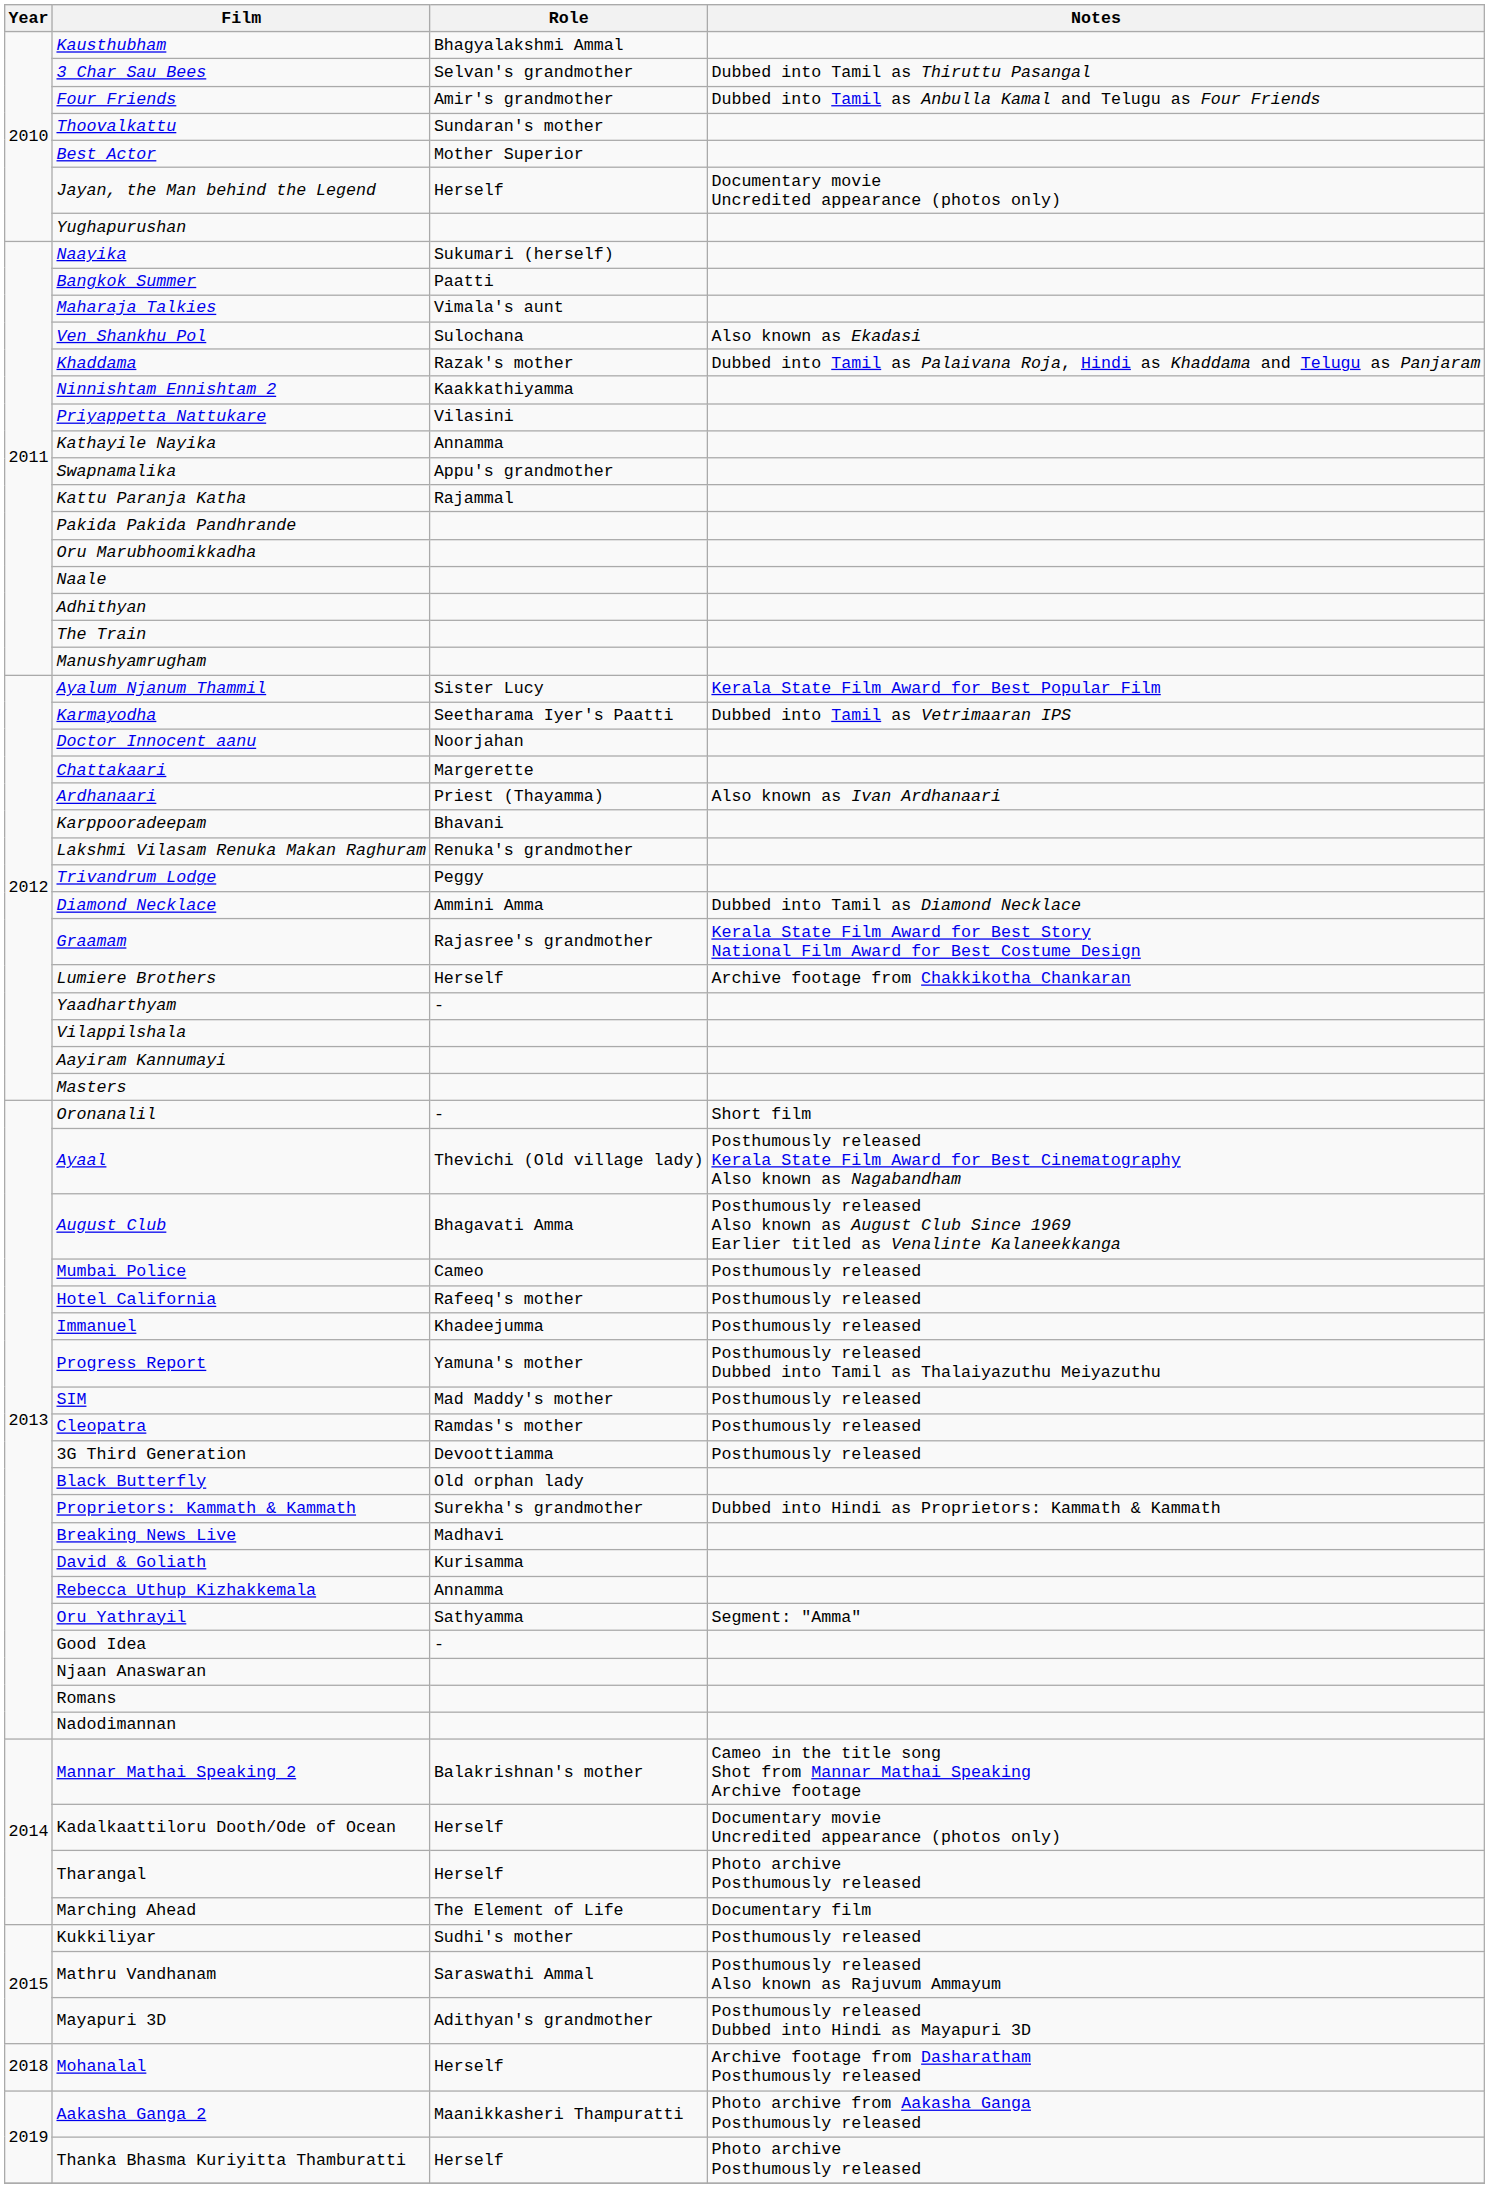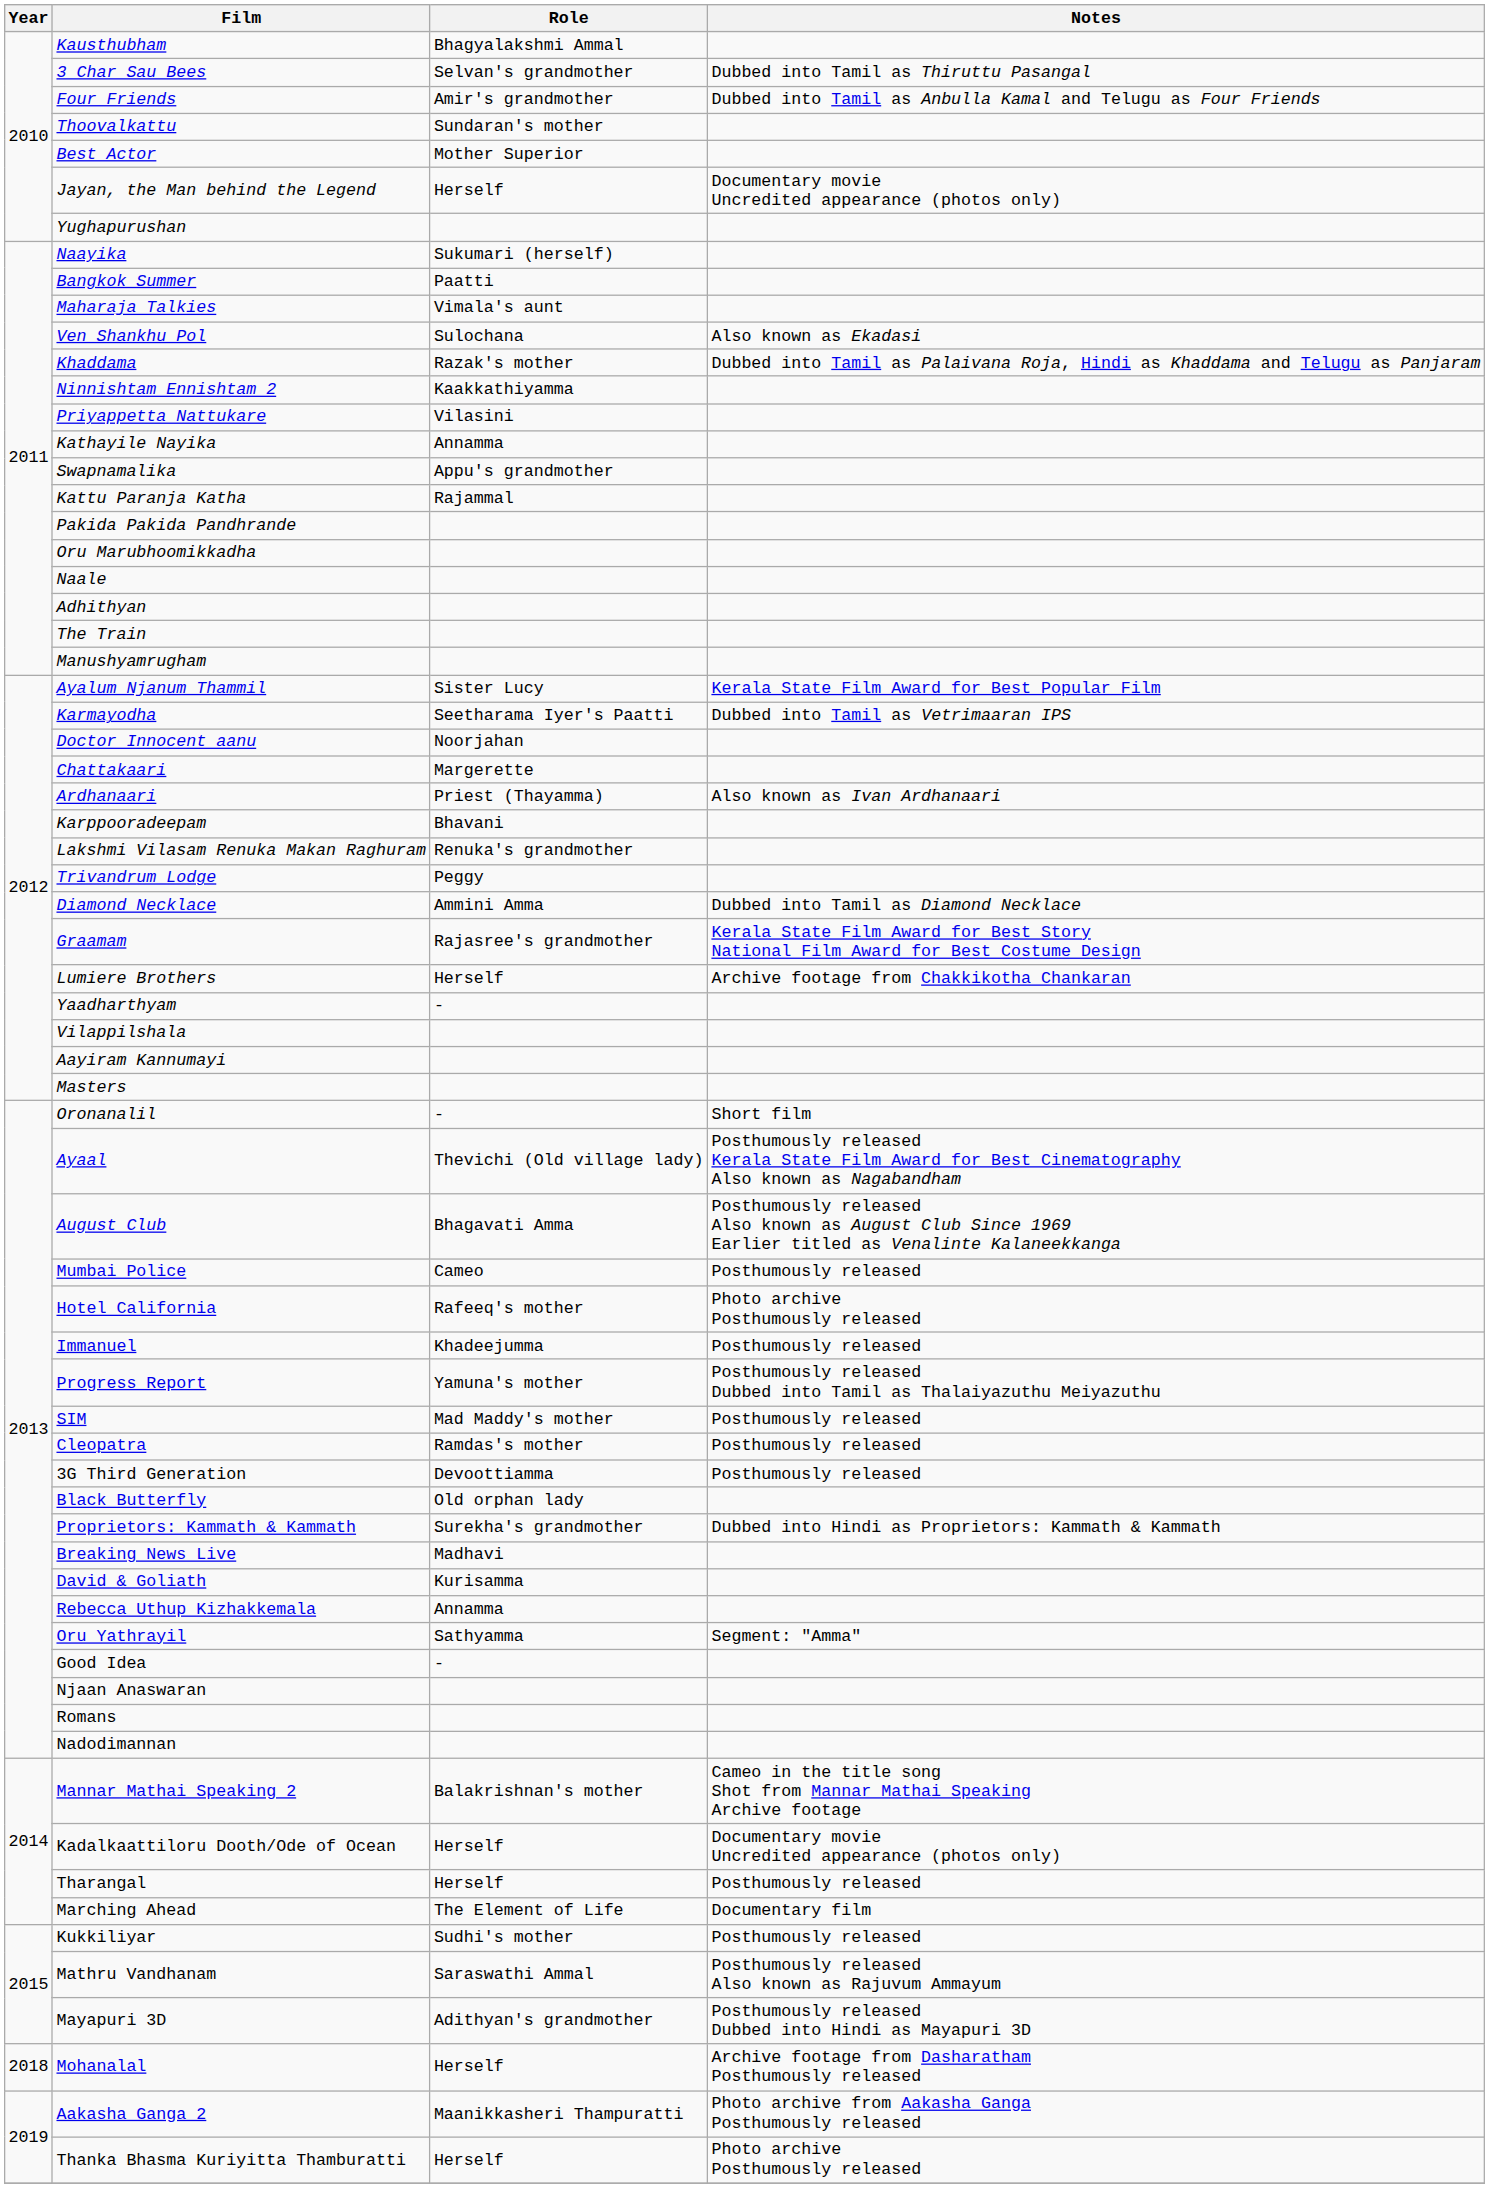(816, 1300) Posthumously released -> (816, 1309) Photo archive Posthumously released
(816, 1874) Photo archive Posthumously released -> (816, 1884) Posthumously released
